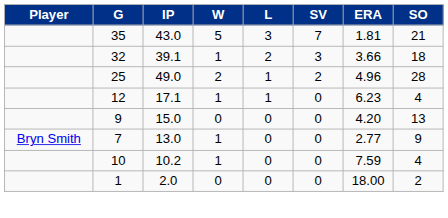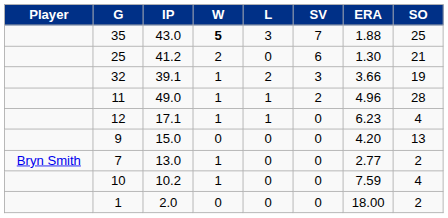(218, 35) normal -> (218, 35) bold
(368, 35) 1.81 -> (368, 35) 1.88
(418, 35) 21 -> (418, 35) 25
+ row: (168, 56)
(418, 56) 18 -> (418, 77) 19
(118, 77) 25 -> (118, 98) 11
(218, 77) 2 -> (218, 98) 1
(418, 139) 9 -> (418, 160) 2
